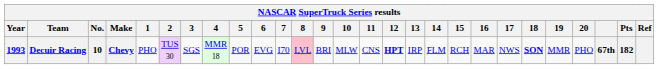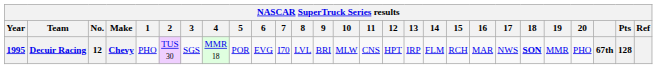(16, 50) 1993 -> (16, 50) 1995
(97, 50) 10 -> (97, 50) 12
(303, 50) pink background -> (303, 50) no background
(394, 50) bold -> (393, 50) normal
(626, 50) 182 -> (625, 50) 128
